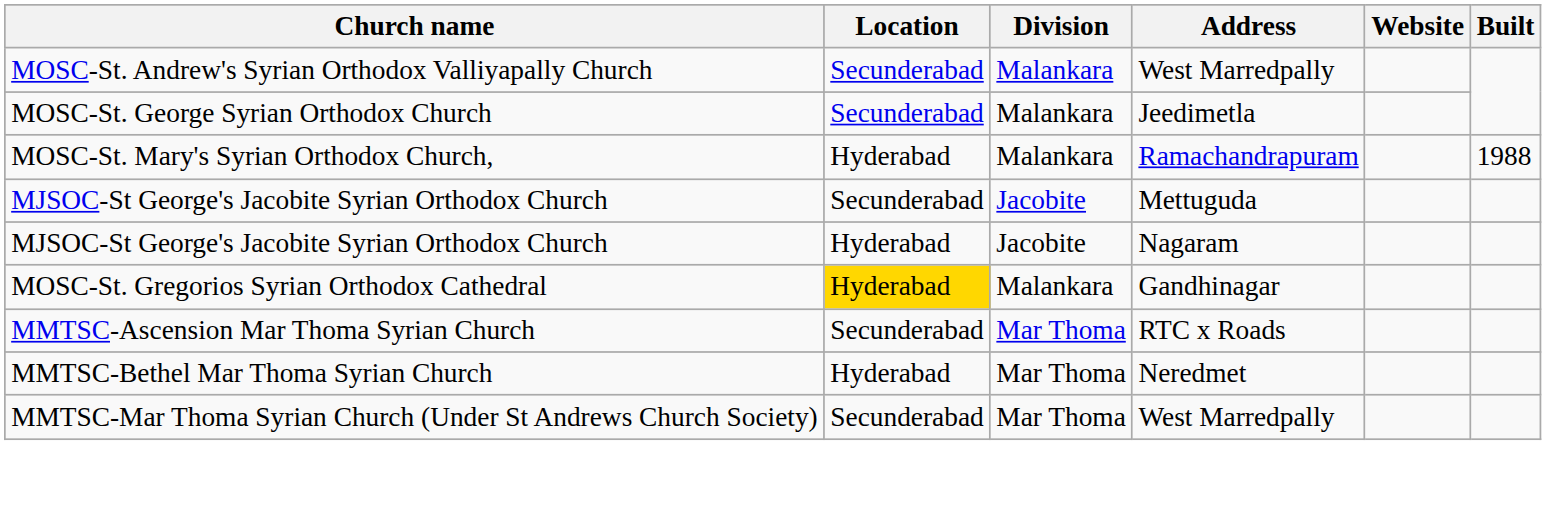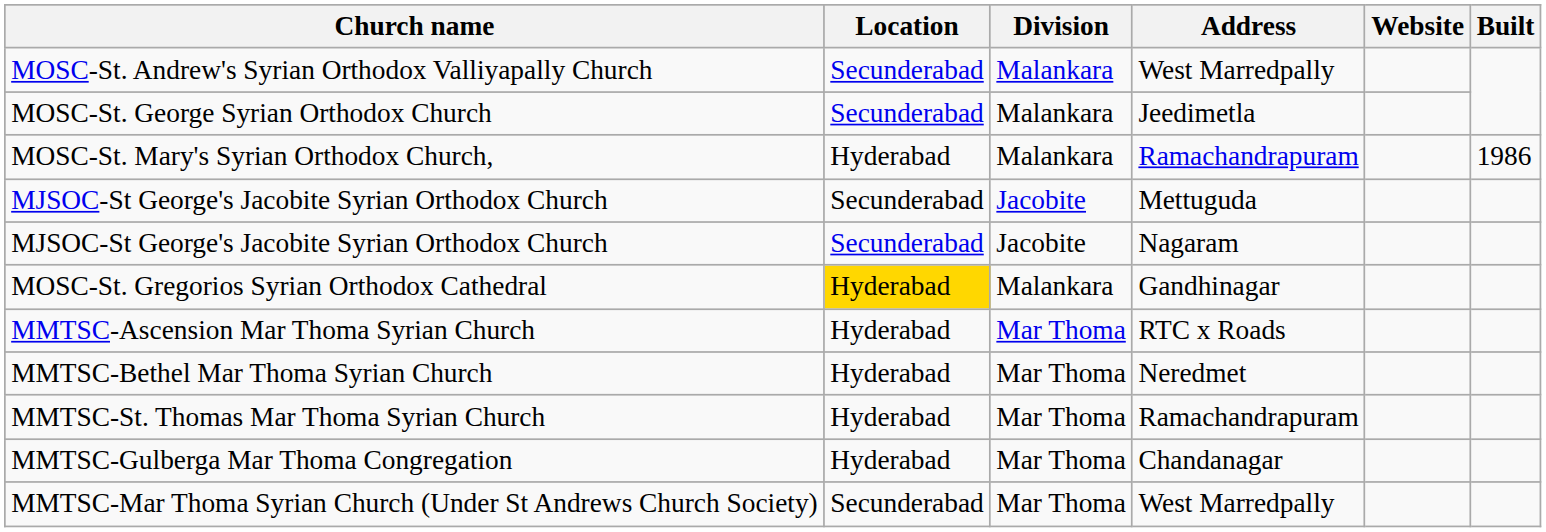(1504, 156) 1988 -> (1504, 156) 1986
(890, 243) Hyderabad -> (907, 243) Secunderabad
(907, 329) Secunderabad -> (890, 329) Hyderabad
+ row: (278, 416)
+ row: (262, 460)
